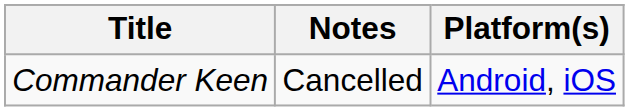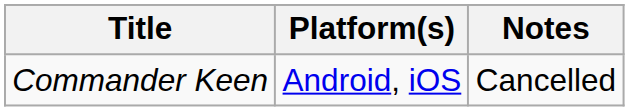columns swapped: (527, 29) <-> (353, 29)
